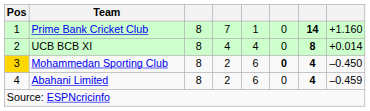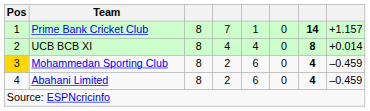(346, 30) +1.160 -> (346, 30) +1.157
(284, 64) bold -> (284, 64) normal
(346, 64) –0.450 -> (346, 64) –0.459
